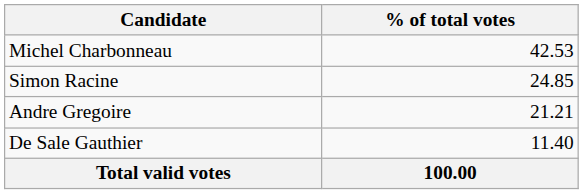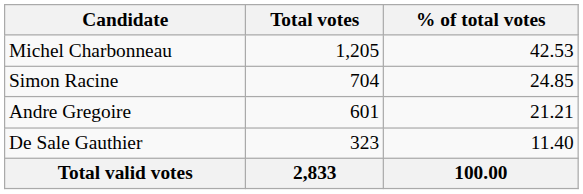+ column: (315, 19)
